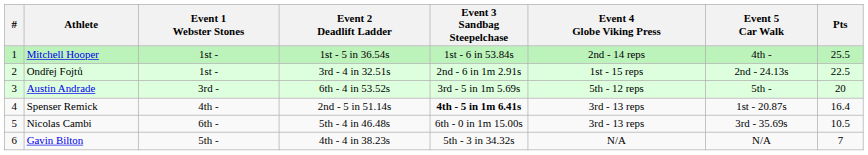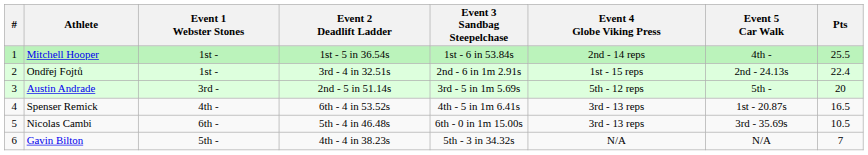(840, 72) 22.5 -> (840, 72) 22.4
(355, 89) 6th - 4 in 53.52s -> (355, 89) 2nd - 5 in 51.14s
(355, 106) 2nd - 5 in 51.14s -> (355, 106) 6th - 4 in 53.52s
(479, 106) bold -> (479, 106) normal
(840, 106) 16.4 -> (840, 106) 16.5
